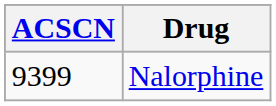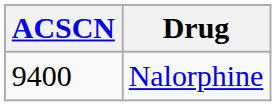(42, 75) 9399 -> (42, 75) 9400
